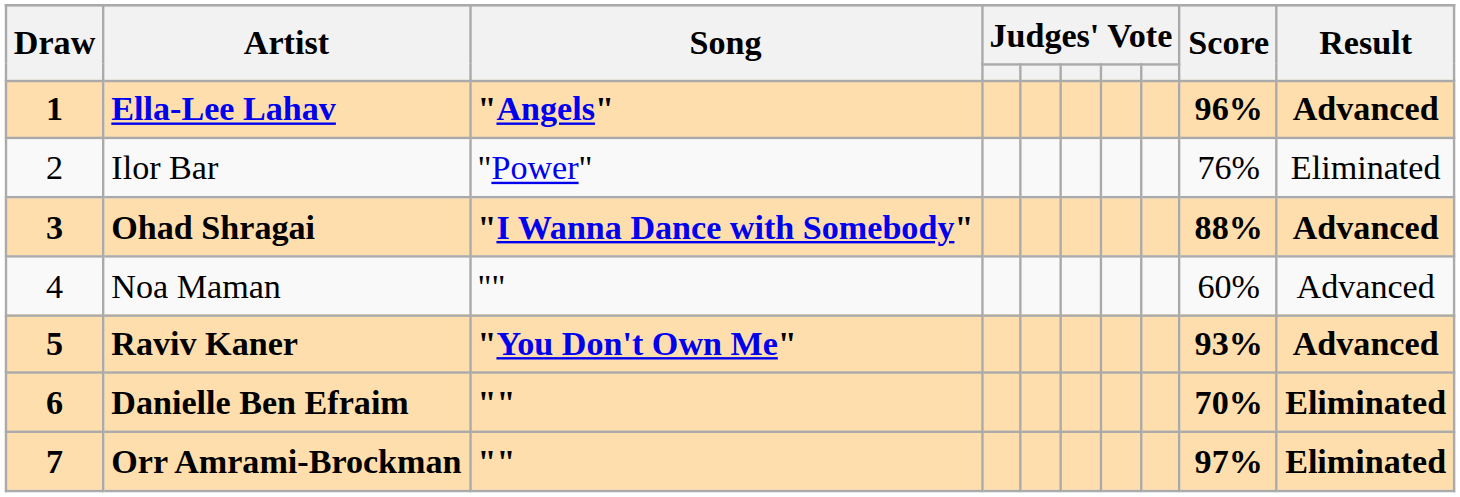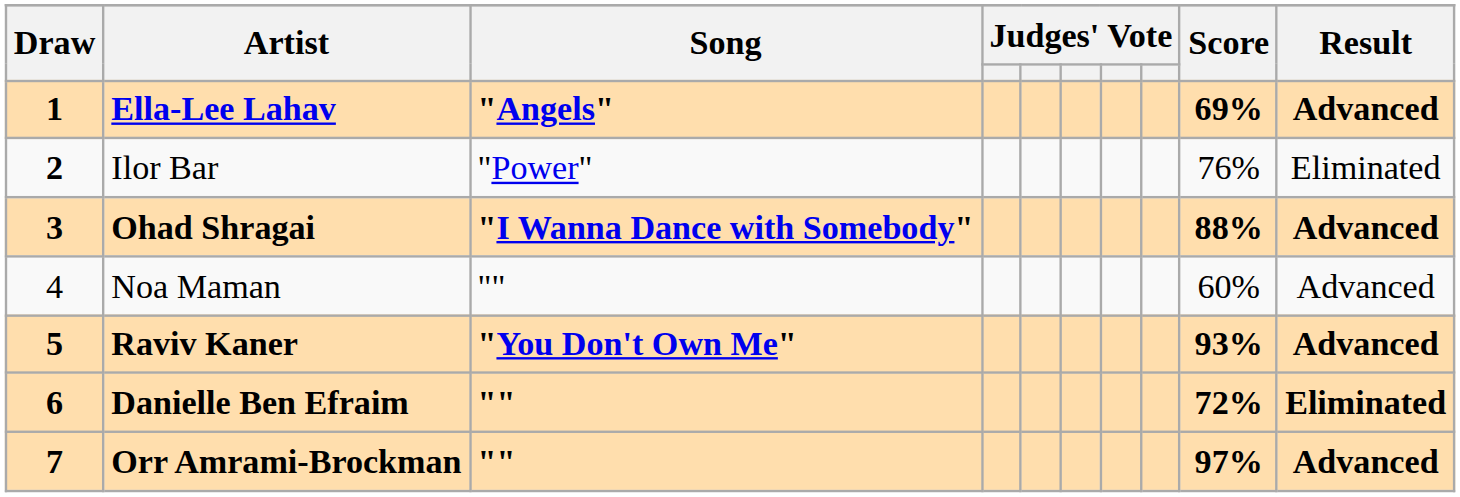(1229, 110) 96% -> (1229, 110) 69%
(55, 168) normal -> (55, 168) bold
(1229, 403) 70% -> (1229, 403) 72%
(1366, 462) Eliminated -> (1366, 462) Advanced
